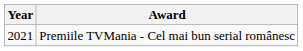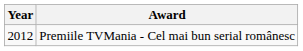(20, 35) 2021 -> (20, 35) 2012
